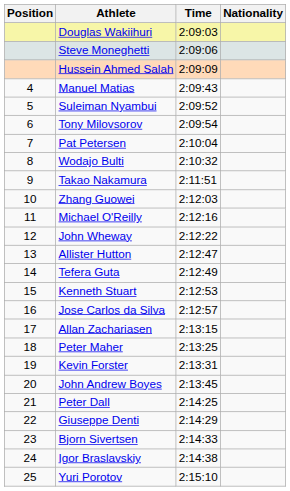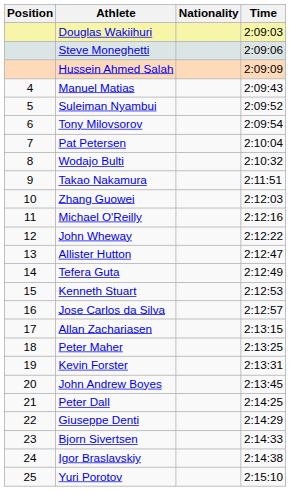columns swapped: (253, 13) <-> (198, 13)
